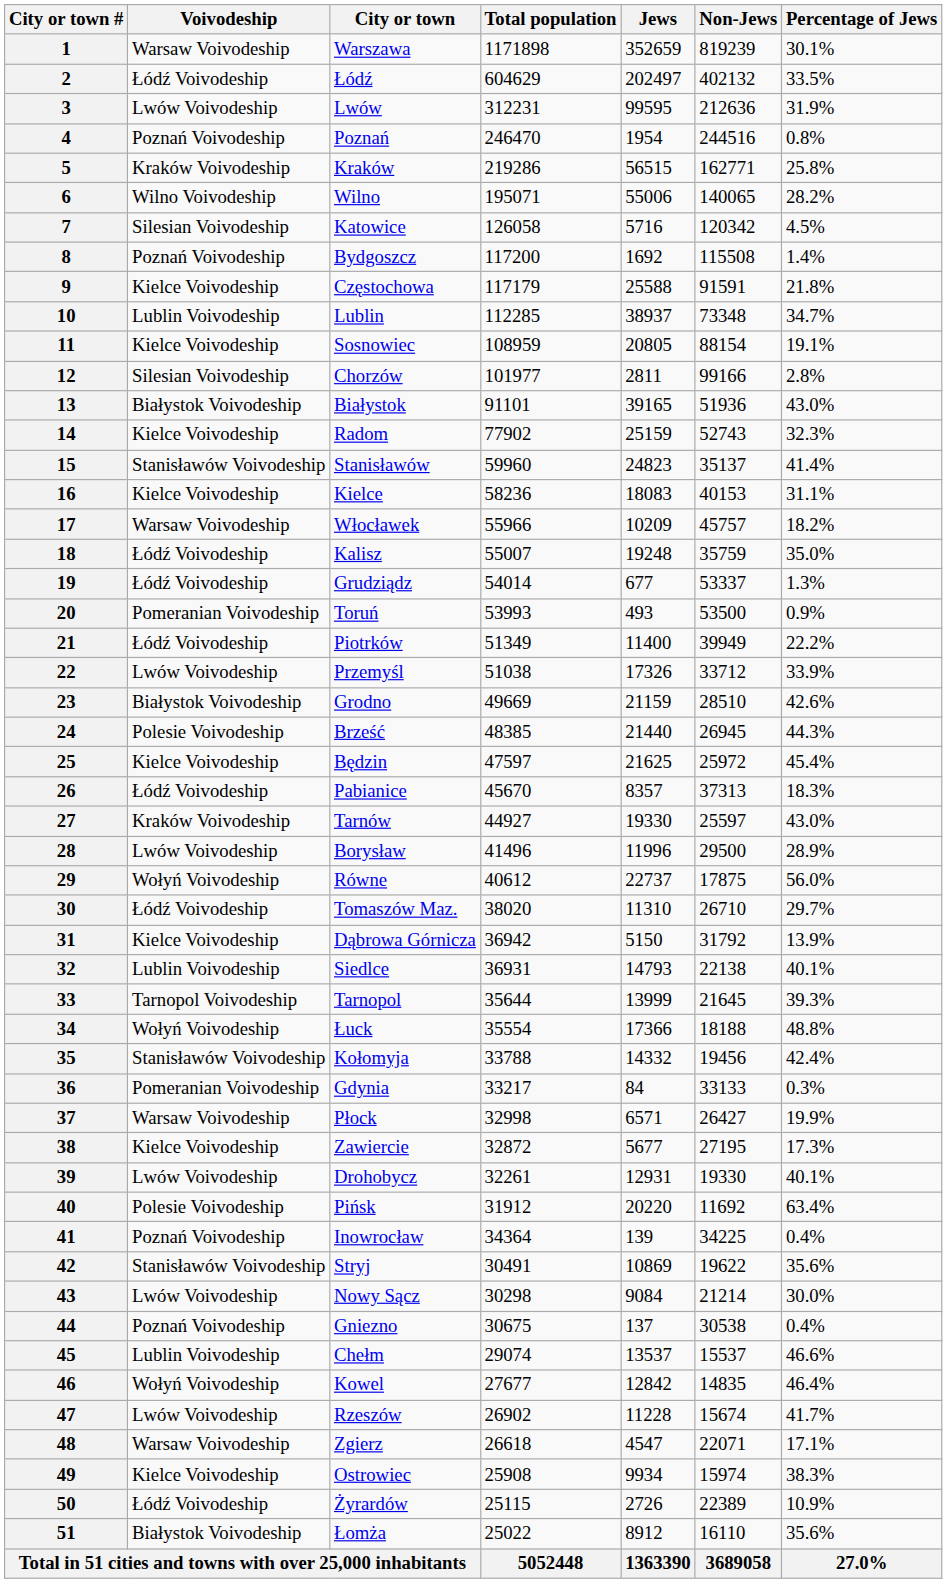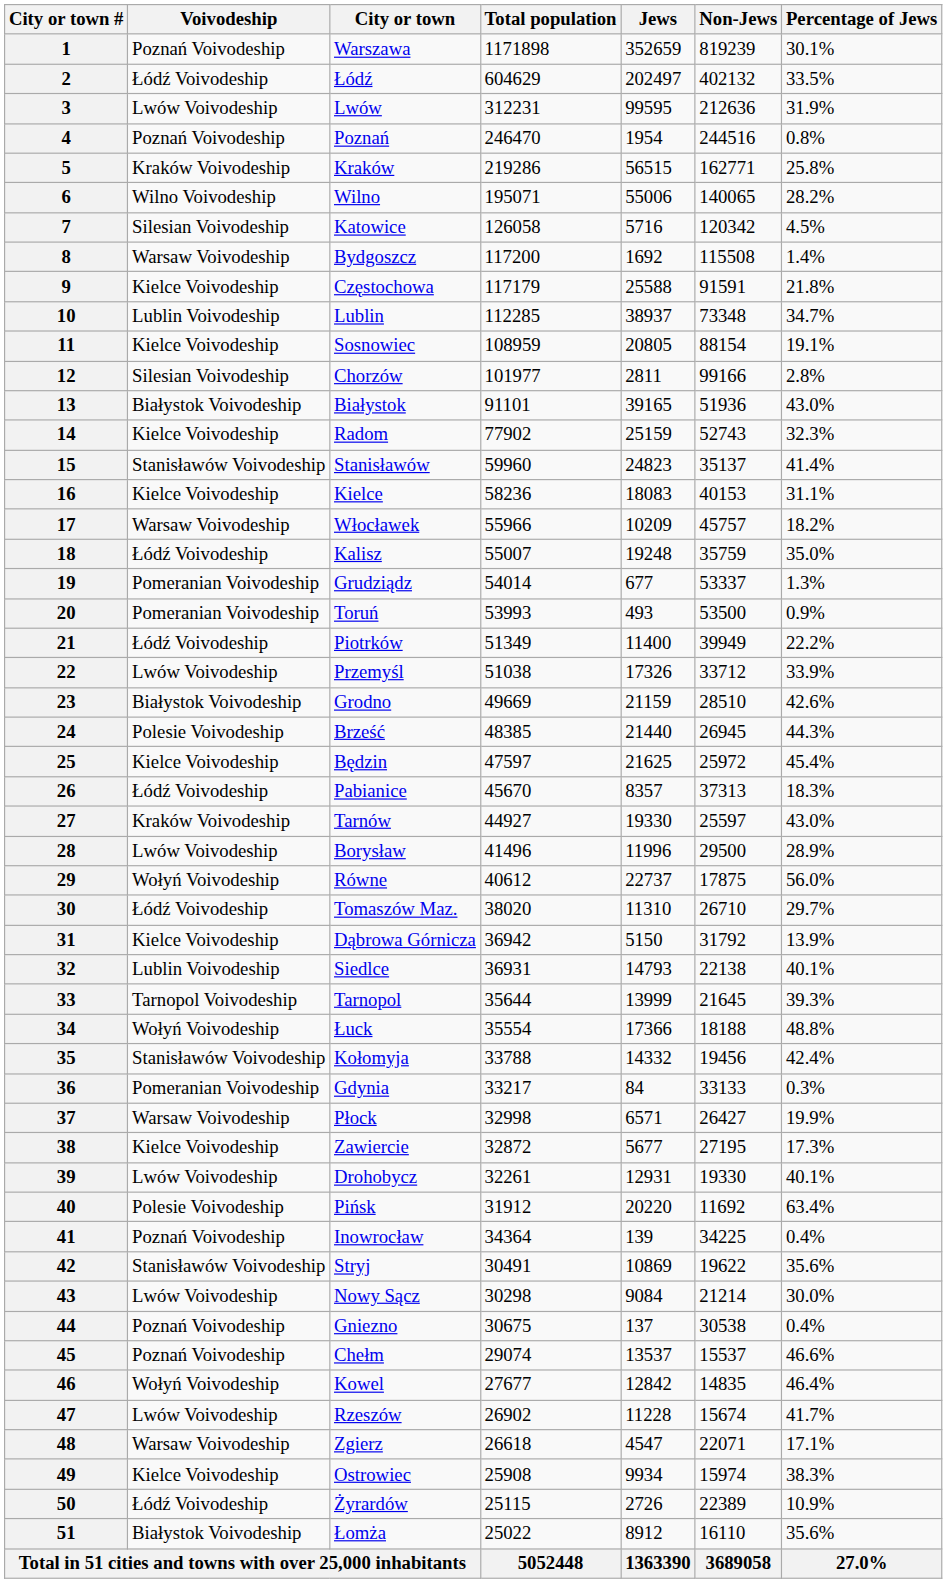(211, 49) Warsaw Voivodeship -> (208, 49) Poznań Voivodeship
(208, 256) Poznań Voivodeship -> (211, 256) Warsaw Voivodeship
(200, 583) Łódź Voivodeship -> (226, 583) Pomeranian Voivodeship
(206, 1355) Lublin Voivodeship -> (208, 1355) Poznań Voivodeship
